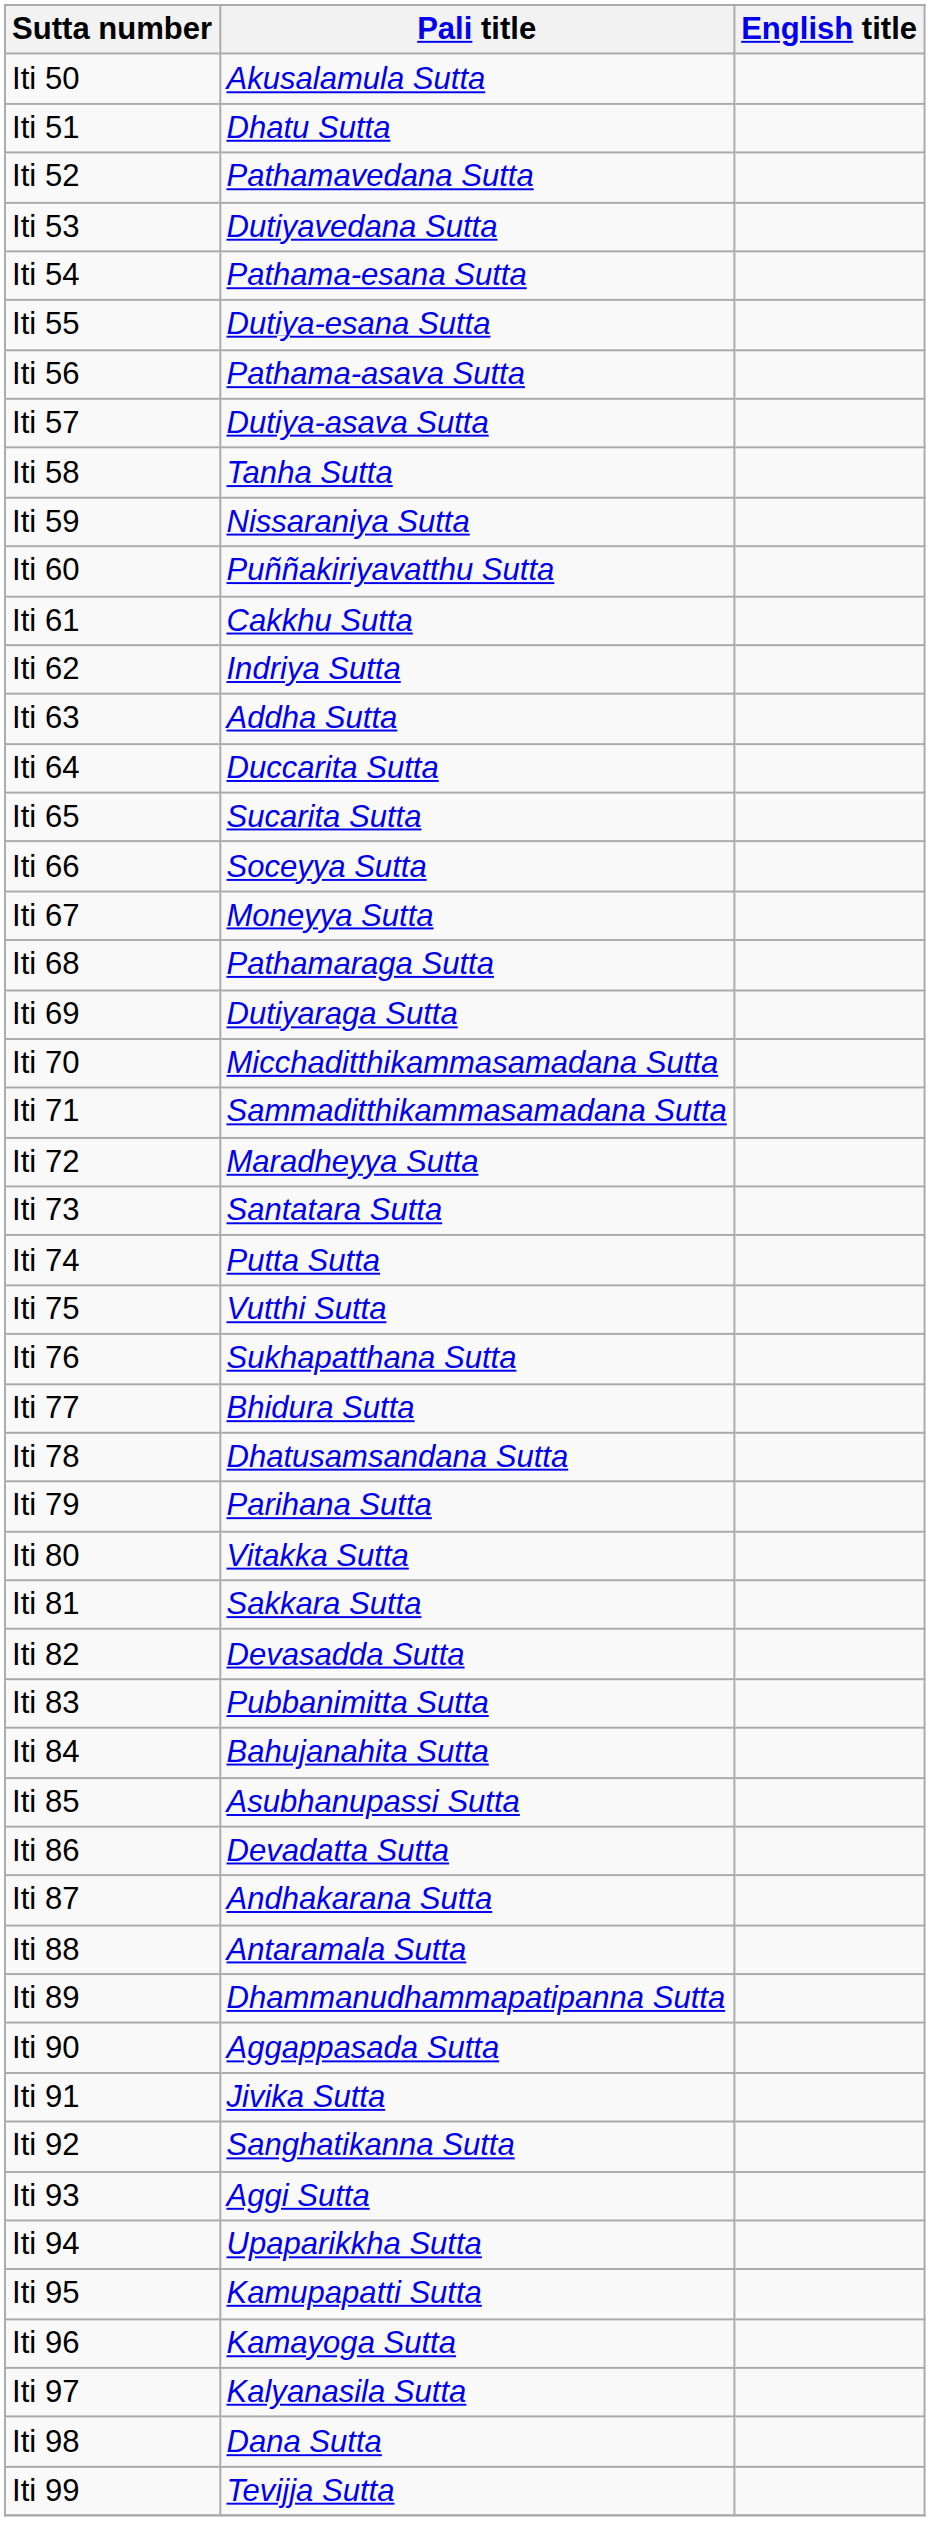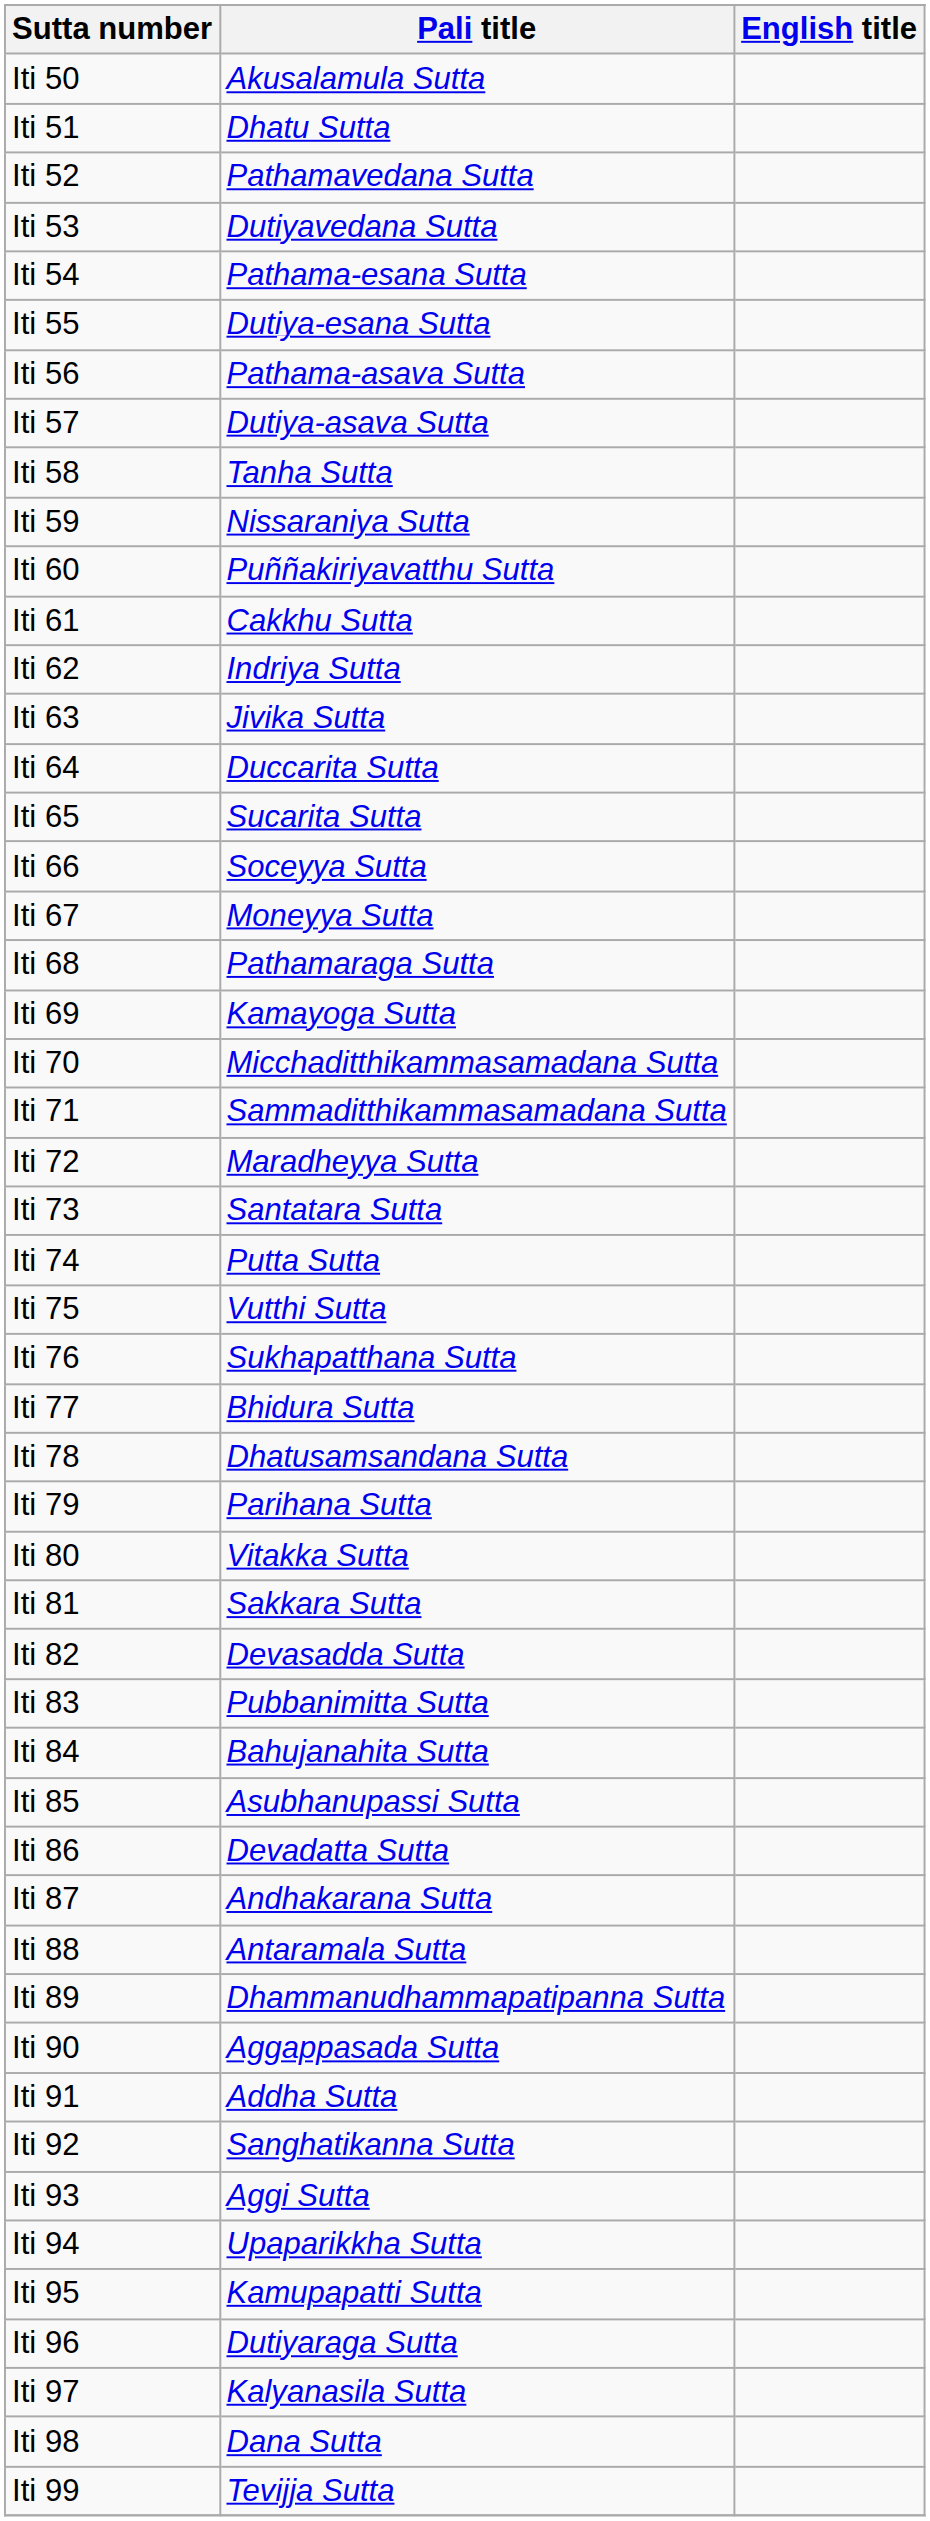(312, 718) Addha Sutta -> (306, 718) Jivika Sutta
(342, 1013) Dutiyaraga Sutta -> (341, 1013) Kamayoga Sutta
(306, 2096) Jivika Sutta -> (312, 2096) Addha Sutta
(341, 2342) Kamayoga Sutta -> (342, 2342) Dutiyaraga Sutta
